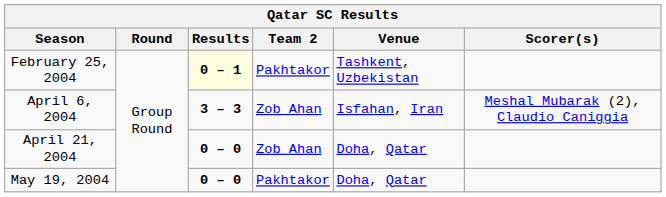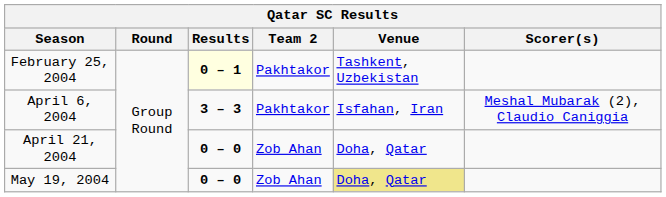(289, 109) Zob Ahan -> (293, 109) Pakhtakor
(293, 180) Pakhtakor -> (289, 180) Zob Ahan
(382, 180) no background -> (382, 180) khaki background
